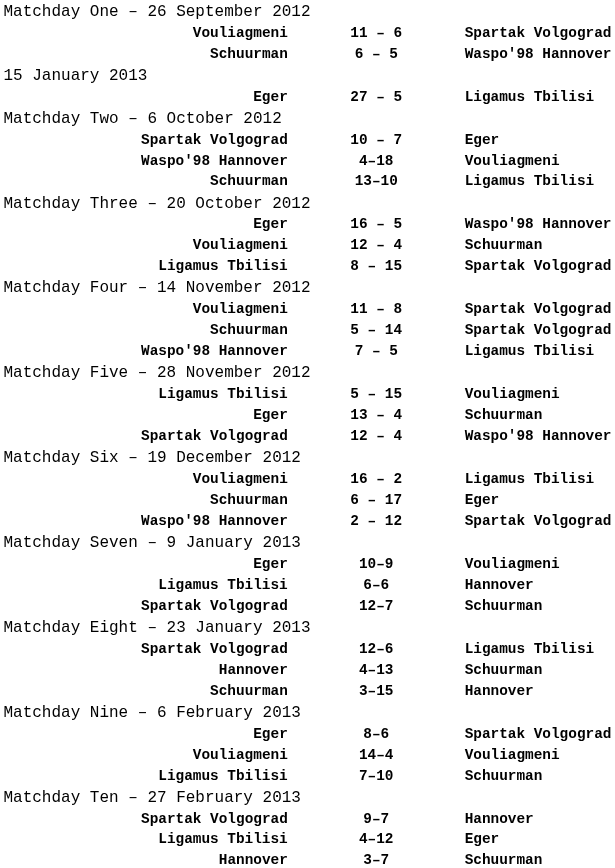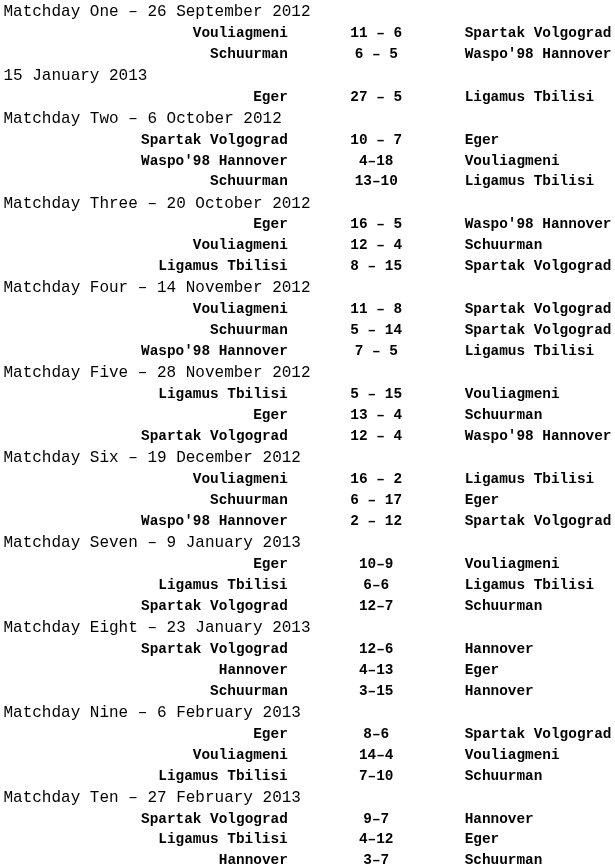(499, 585) Hannover -> (529, 585) Ligamus Tbilisi
(529, 649) Ligamus Tbilisi -> (499, 649) Hannover
(504, 670) Schuurman -> (482, 670) Eger
